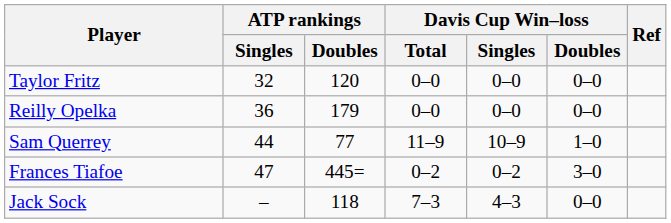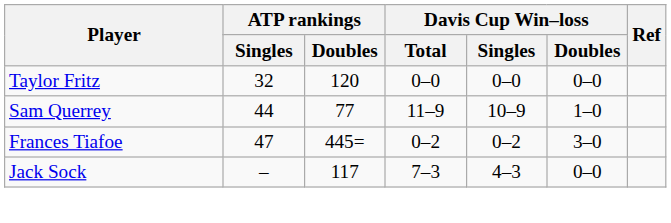- row: (63, 111)
(345, 202) 118 -> (345, 171) 117
